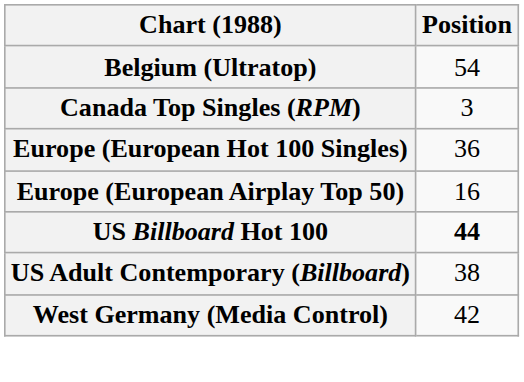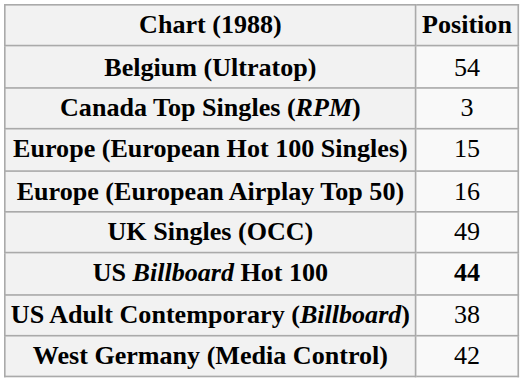(467, 149) 36 -> (467, 149) 15
+ row: (210, 231)
